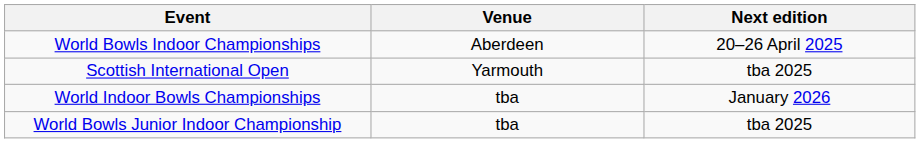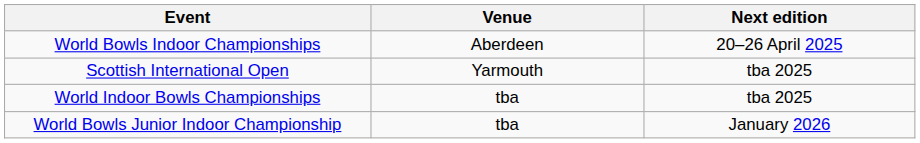(779, 97) January 2026 -> (779, 97) tba 2025
(779, 124) tba 2025 -> (779, 124) January 2026
